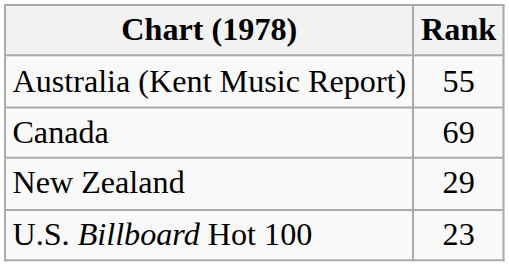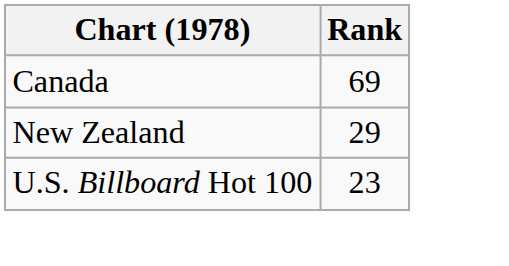- row: (209, 81)
